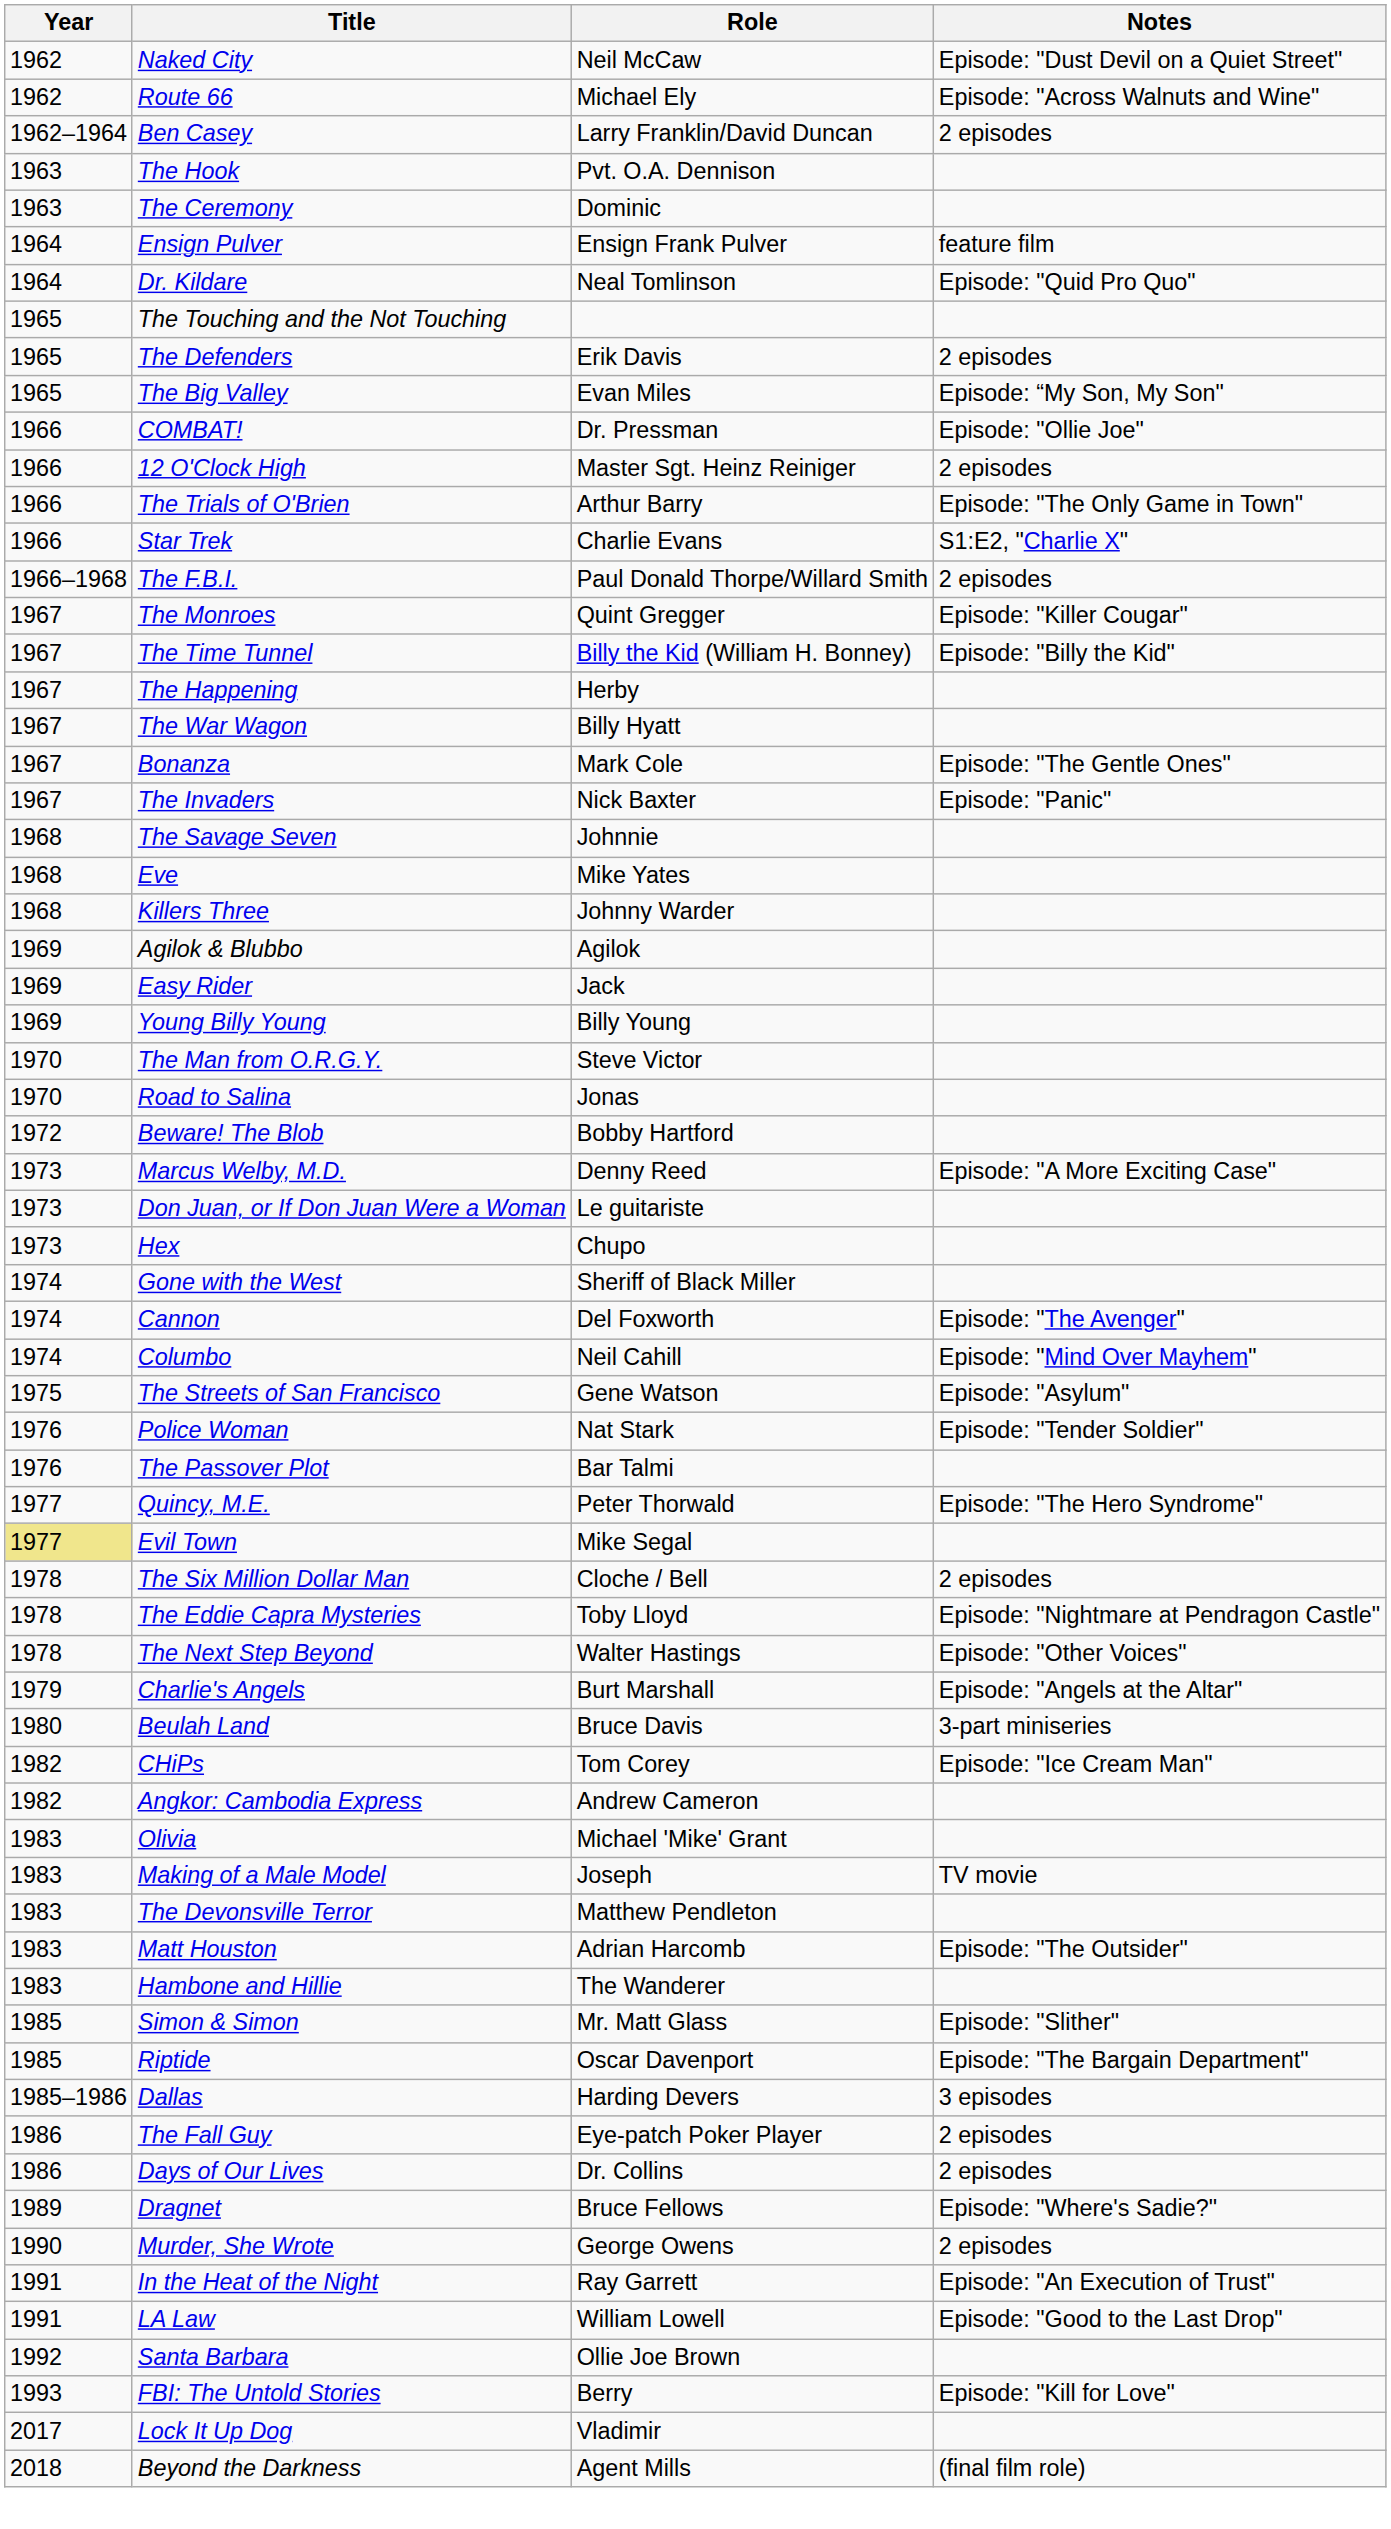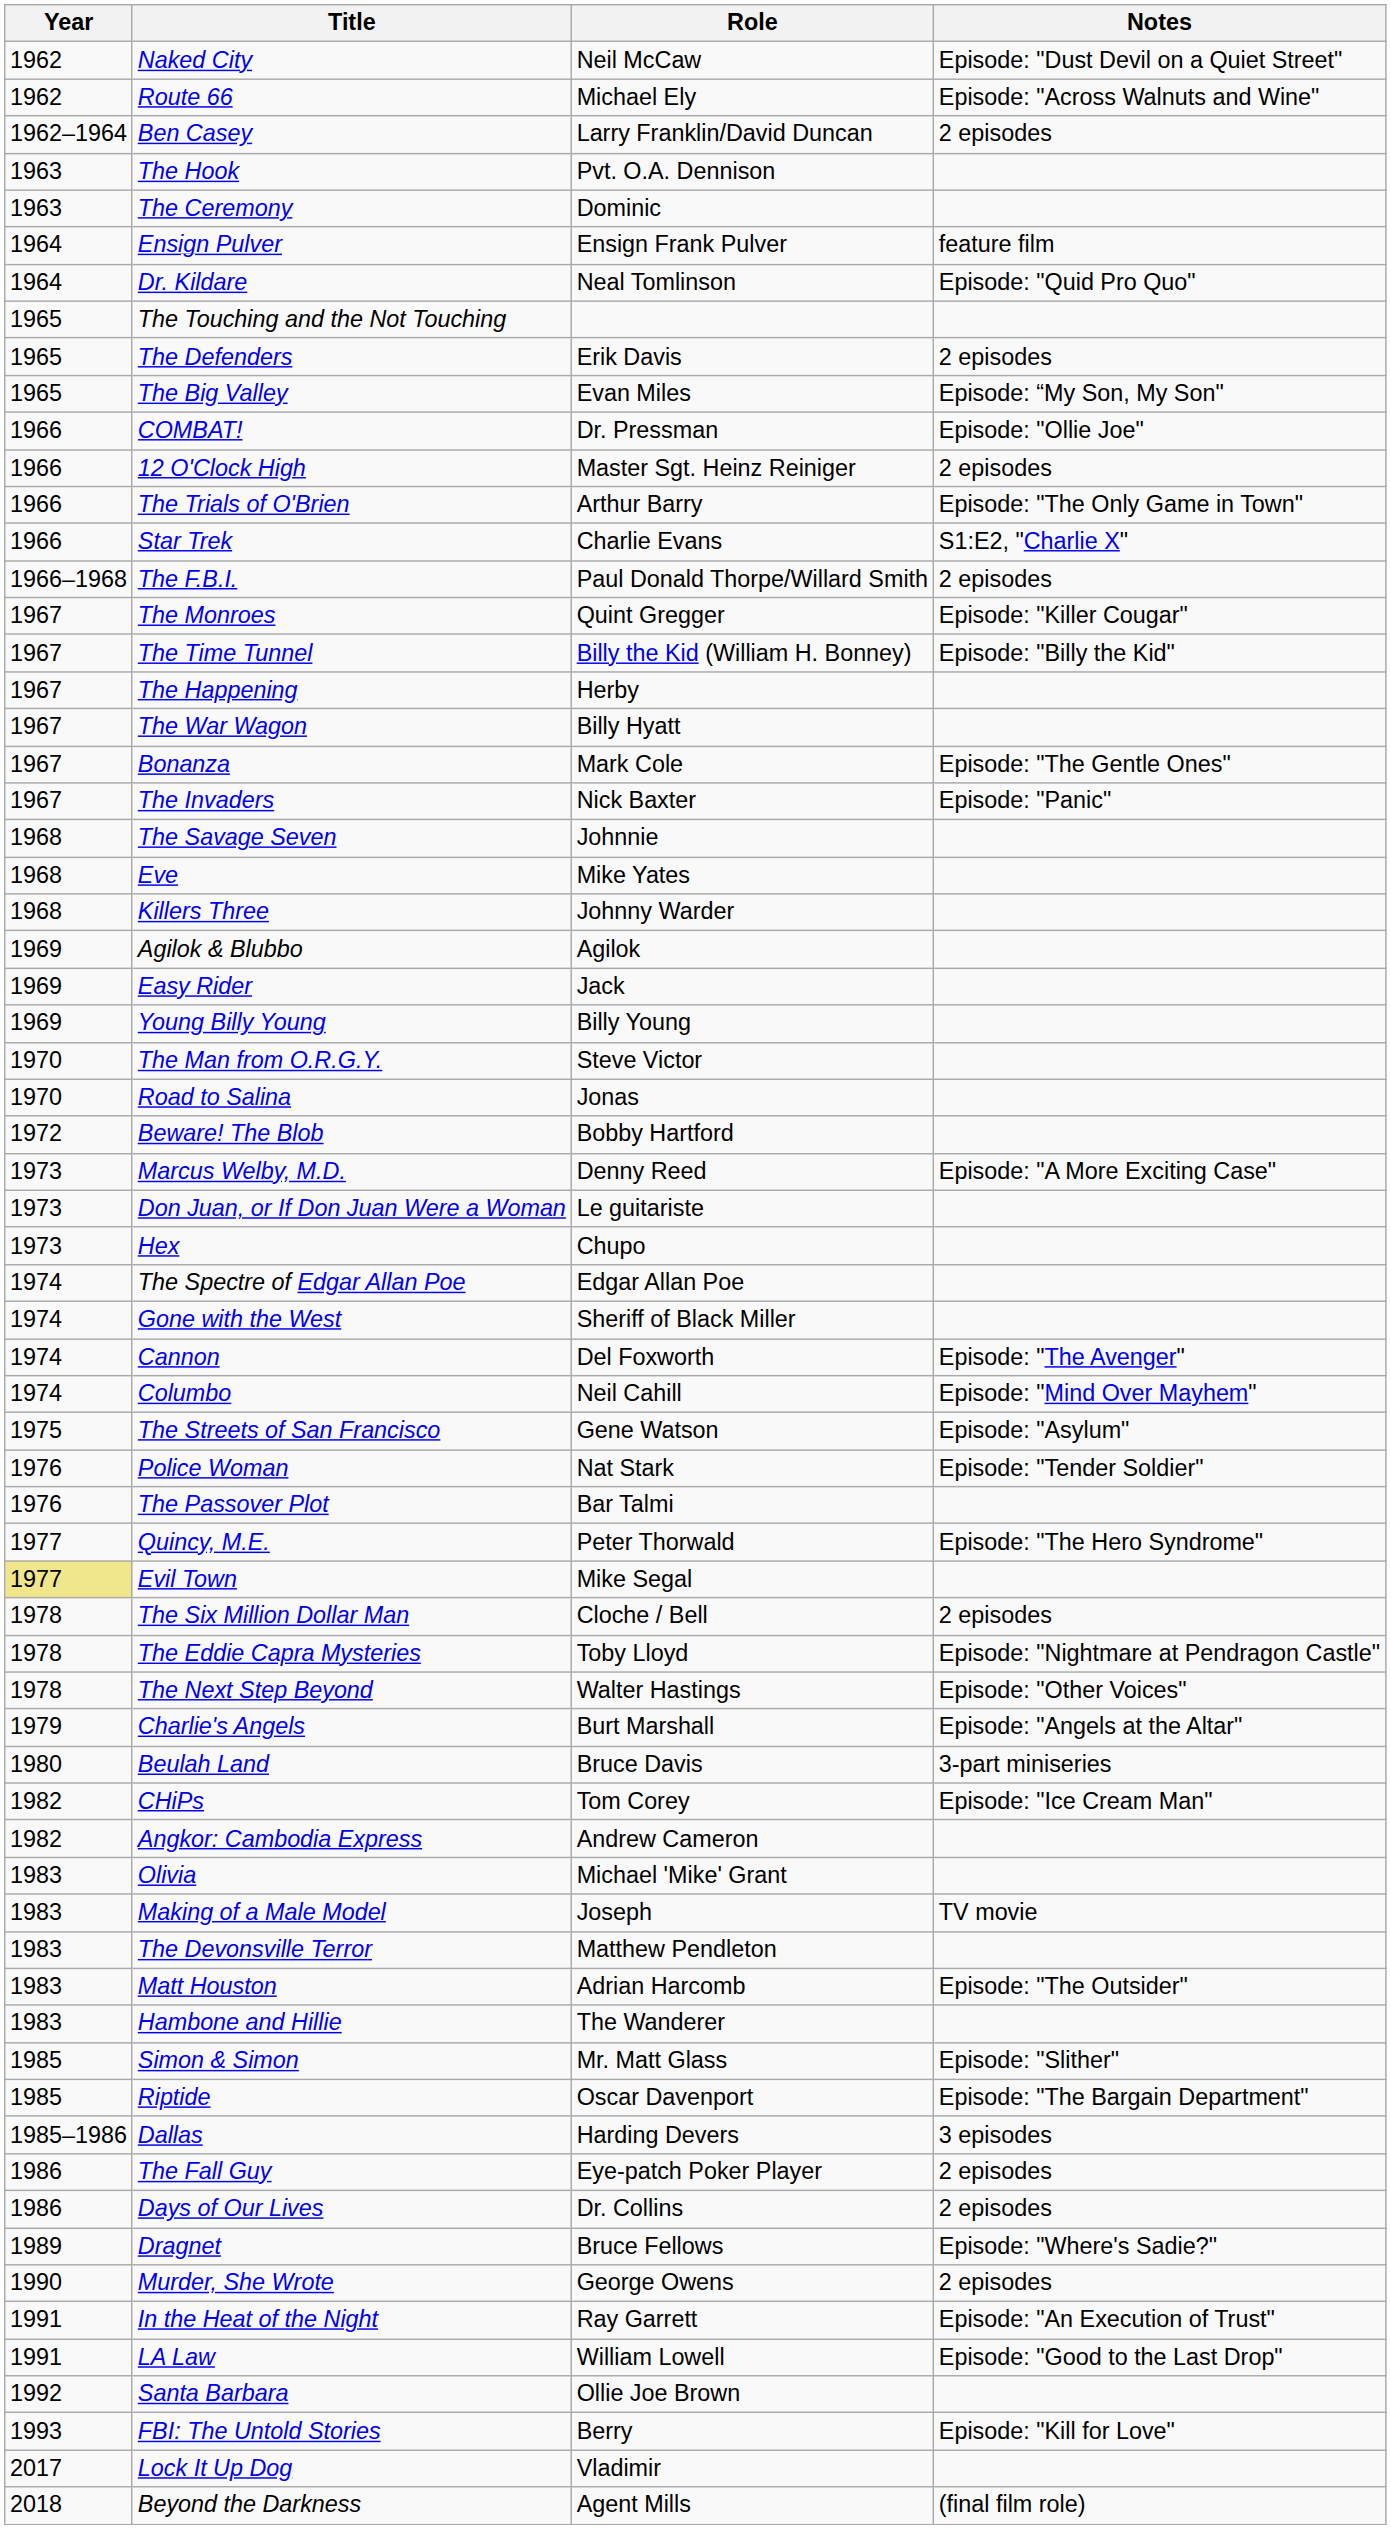+ row: (302, 1282)
